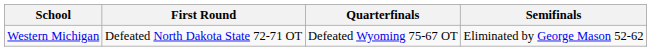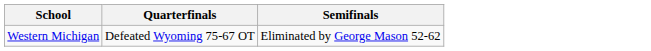- column: (204, 15)
